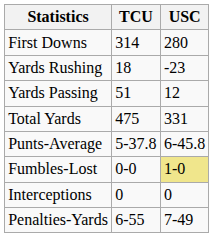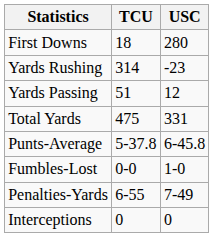(127, 42) 314 -> (123, 42) 18
(123, 67) 18 -> (127, 67) 314
(175, 169) khaki background -> (175, 169) no background
rows swapped: (50, 194) <-> (58, 220)
